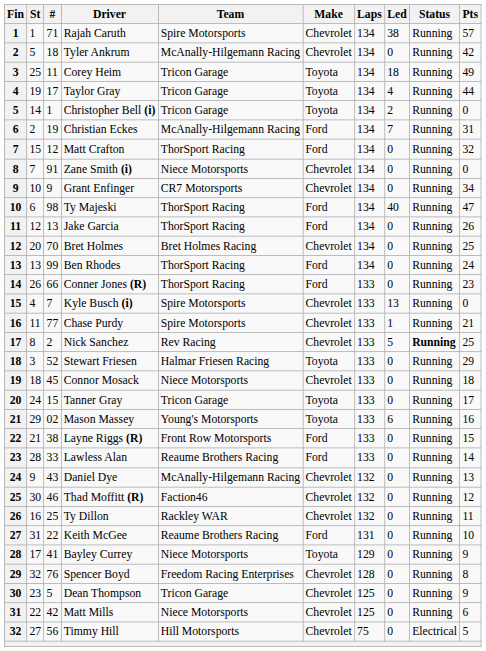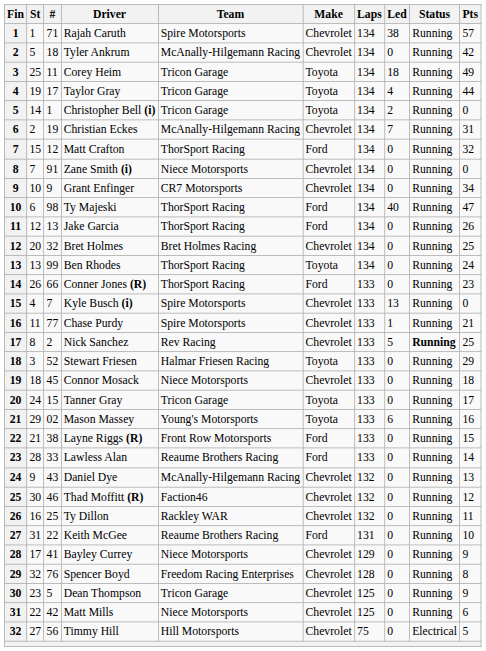(317, 130) Ford -> (329, 130) Chevrolet
(52, 245) 70 -> (52, 245) 32
(317, 265) Ford -> (322, 265) Toyota
(322, 554) Toyota -> (329, 554) Chevrolet
